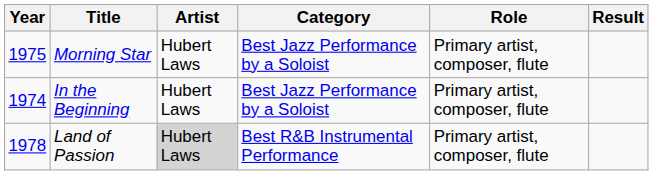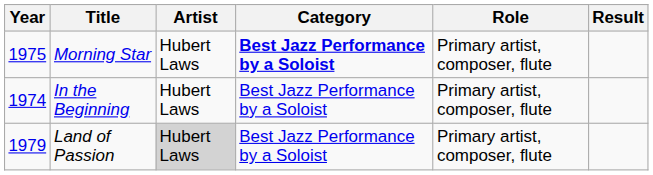(329, 54) normal -> (332, 54) bold
(27, 146) 1978 -> (27, 146) 1979
(327, 146) Best R&B Instrumental Performance -> (327, 146) Best Jazz Performance by a Soloist
